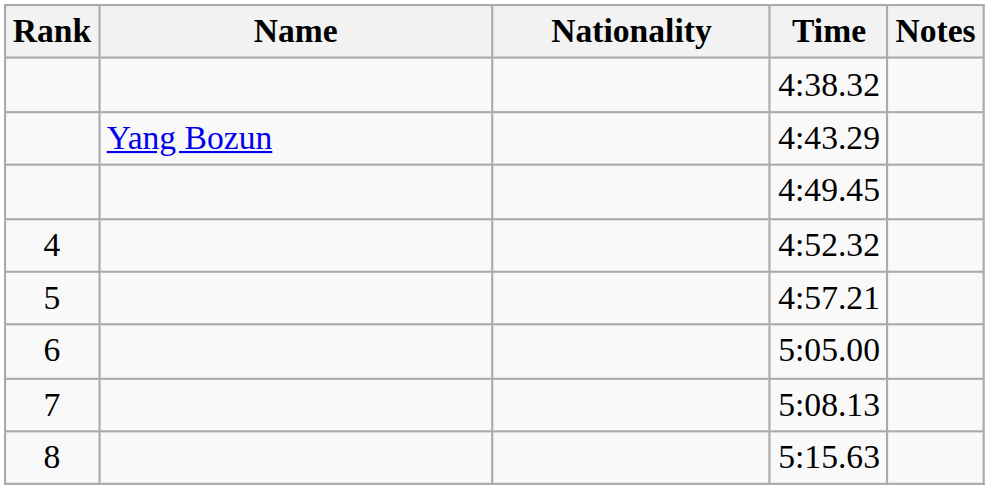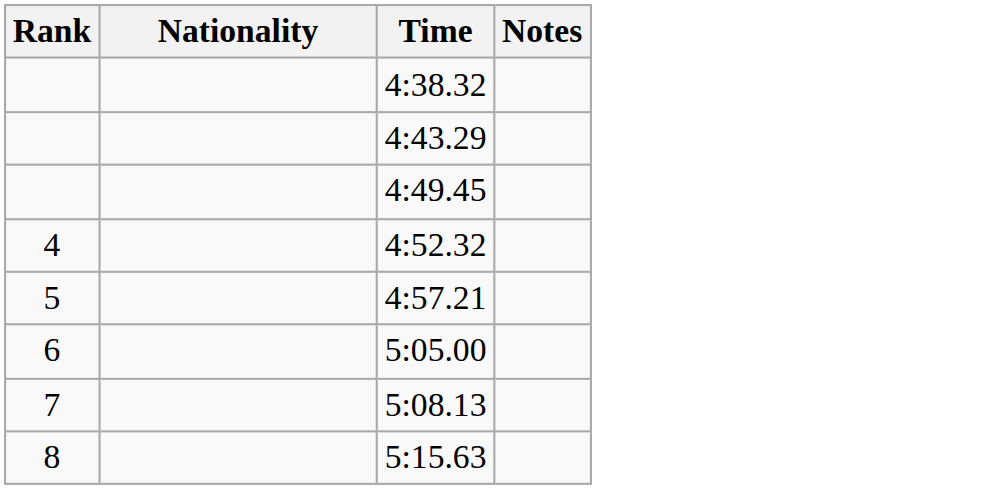- column: (296, 31)
